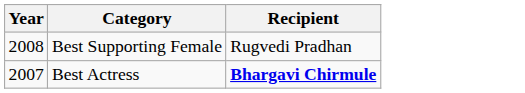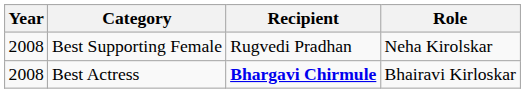+ column: (450, 18)
(26, 74) 2007 -> (26, 74) 2008
